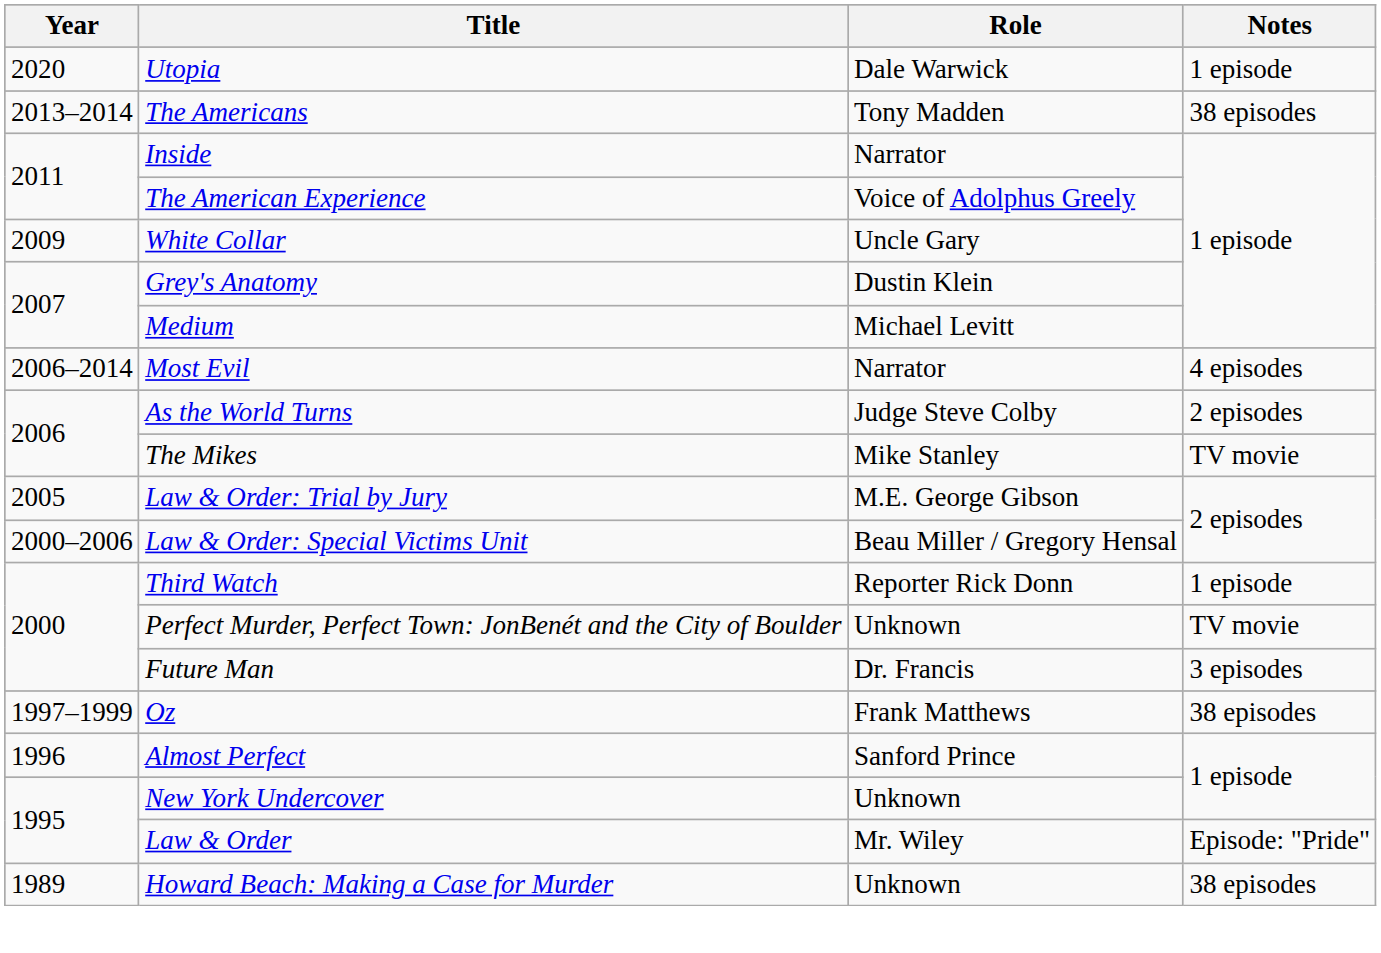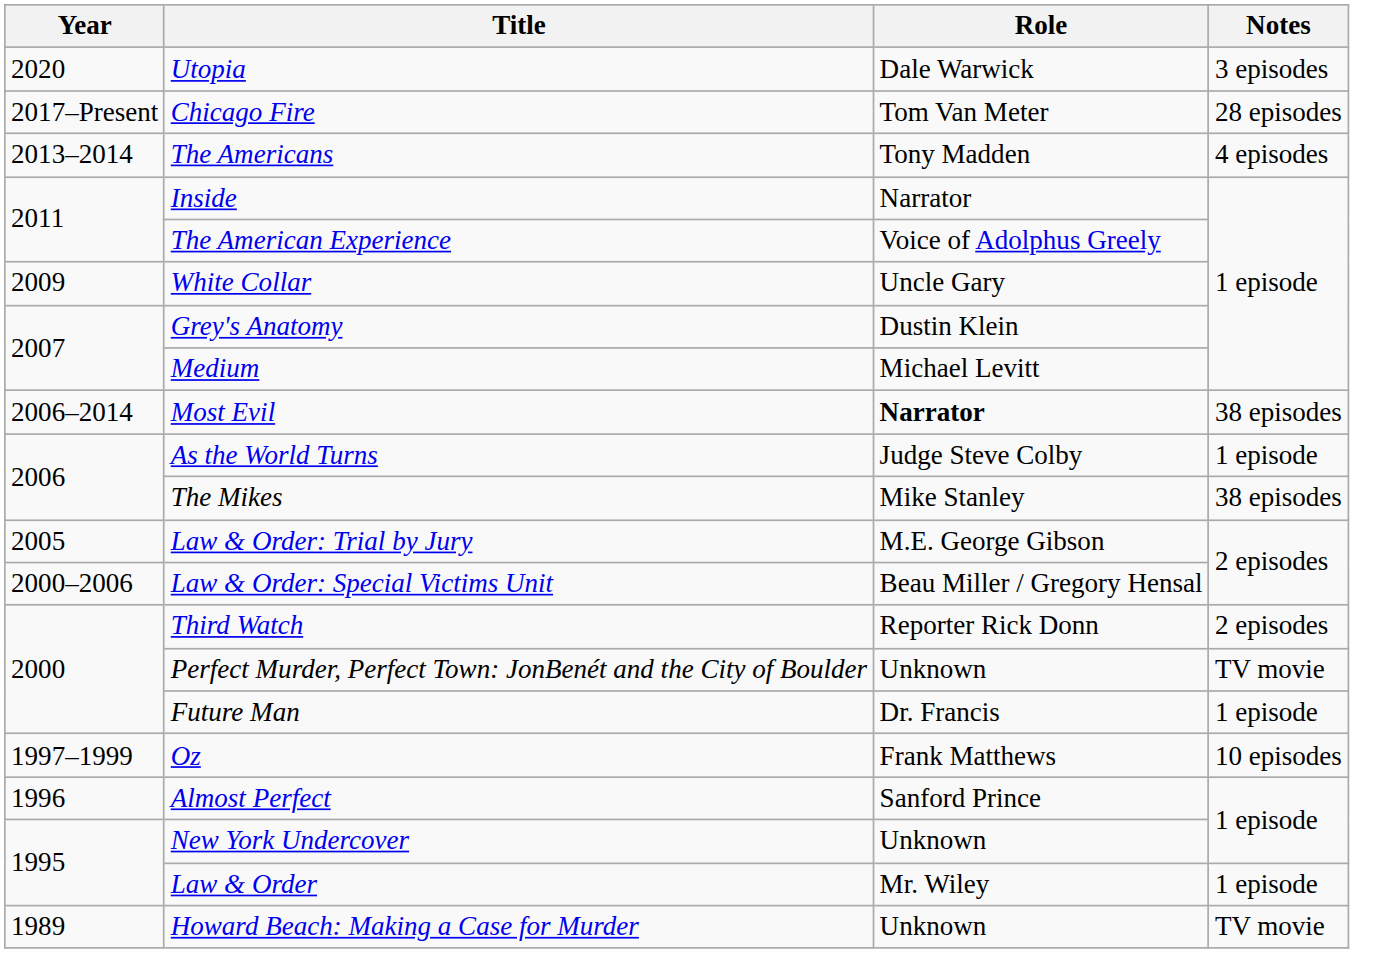(1241, 68) 1 episode -> (1272, 68) 3 episodes
+ row: (243, 111)
(1253, 111) 38 episodes -> (1272, 154) 4 episodes
(900, 369) normal -> (932, 411) bold
(1246, 369) 4 episodes -> (1278, 411) 38 episodes
(1246, 411) 2 episodes -> (1266, 454) 1 episode
(1244, 454) TV movie -> (1278, 497) 38 episodes
(1241, 583) 1 episode -> (1272, 626) 2 episodes
(1246, 669) 3 episodes -> (1266, 712) 1 episode
(1253, 712) 38 episodes -> (1278, 754) 10 episodes
(1280, 840) Episode: "Pride" -> (1266, 883) 1 episode
(1253, 883) 38 episodes -> (1270, 926) TV movie
